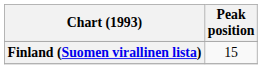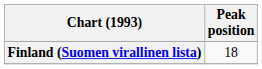(231, 52) 15 -> (231, 52) 18
